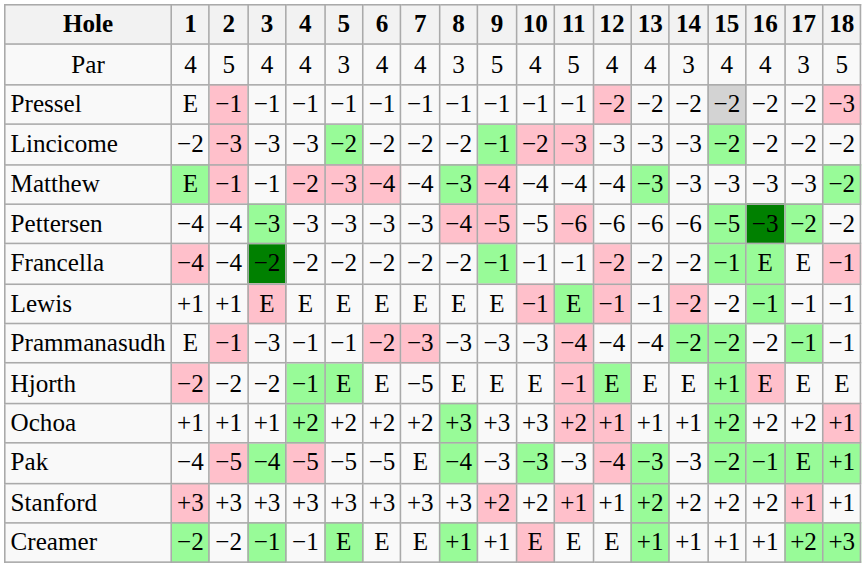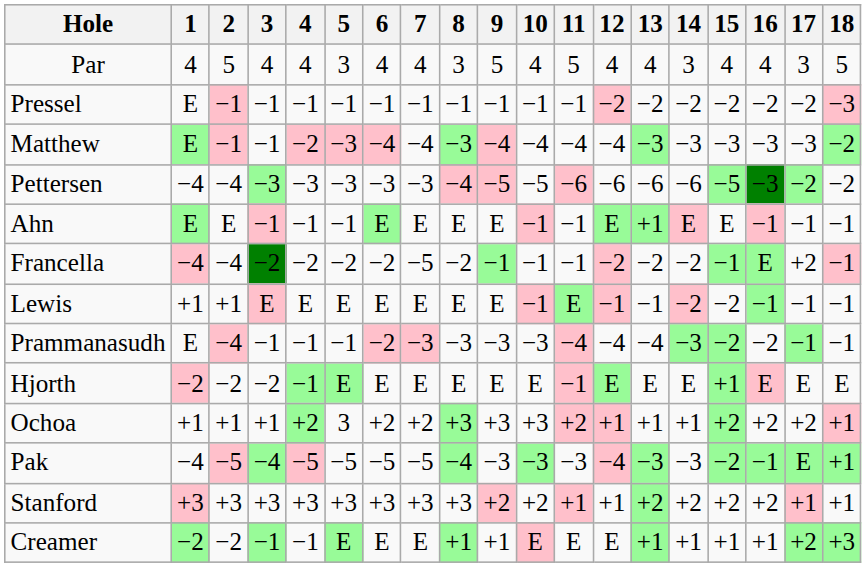(727, 104) lightgrey background -> (727, 104) no background
- row: (64, 143)
+ row: (32, 223)
(420, 263) −2 -> (420, 263) −5
(803, 263) E -> (803, 263) +2
(229, 343) −1 -> (229, 343) −4
(267, 343) −3 -> (267, 343) −1
(689, 343) −2 -> (689, 343) −3
(420, 382) −5 -> (420, 382) E
(344, 422) +2 -> (344, 422) 3
(420, 462) E -> (420, 462) −5
